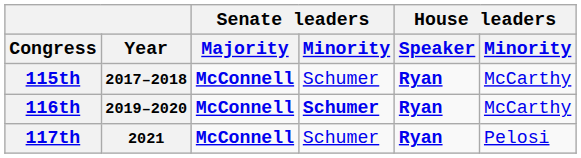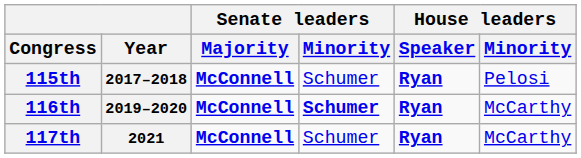(528, 79) McCarthy -> (517, 79) Pelosi
(517, 138) Pelosi -> (528, 138) McCarthy
